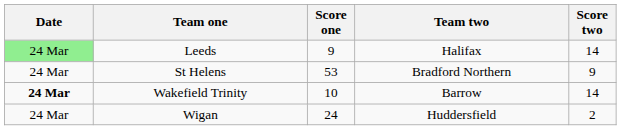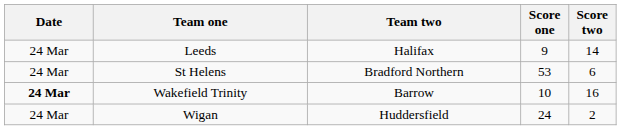columns swapped: (331, 22) <-> (462, 22)
(49, 51) lightgreen background -> (49, 51) no background
(592, 72) 9 -> (592, 72) 6
(592, 93) 14 -> (592, 93) 16
